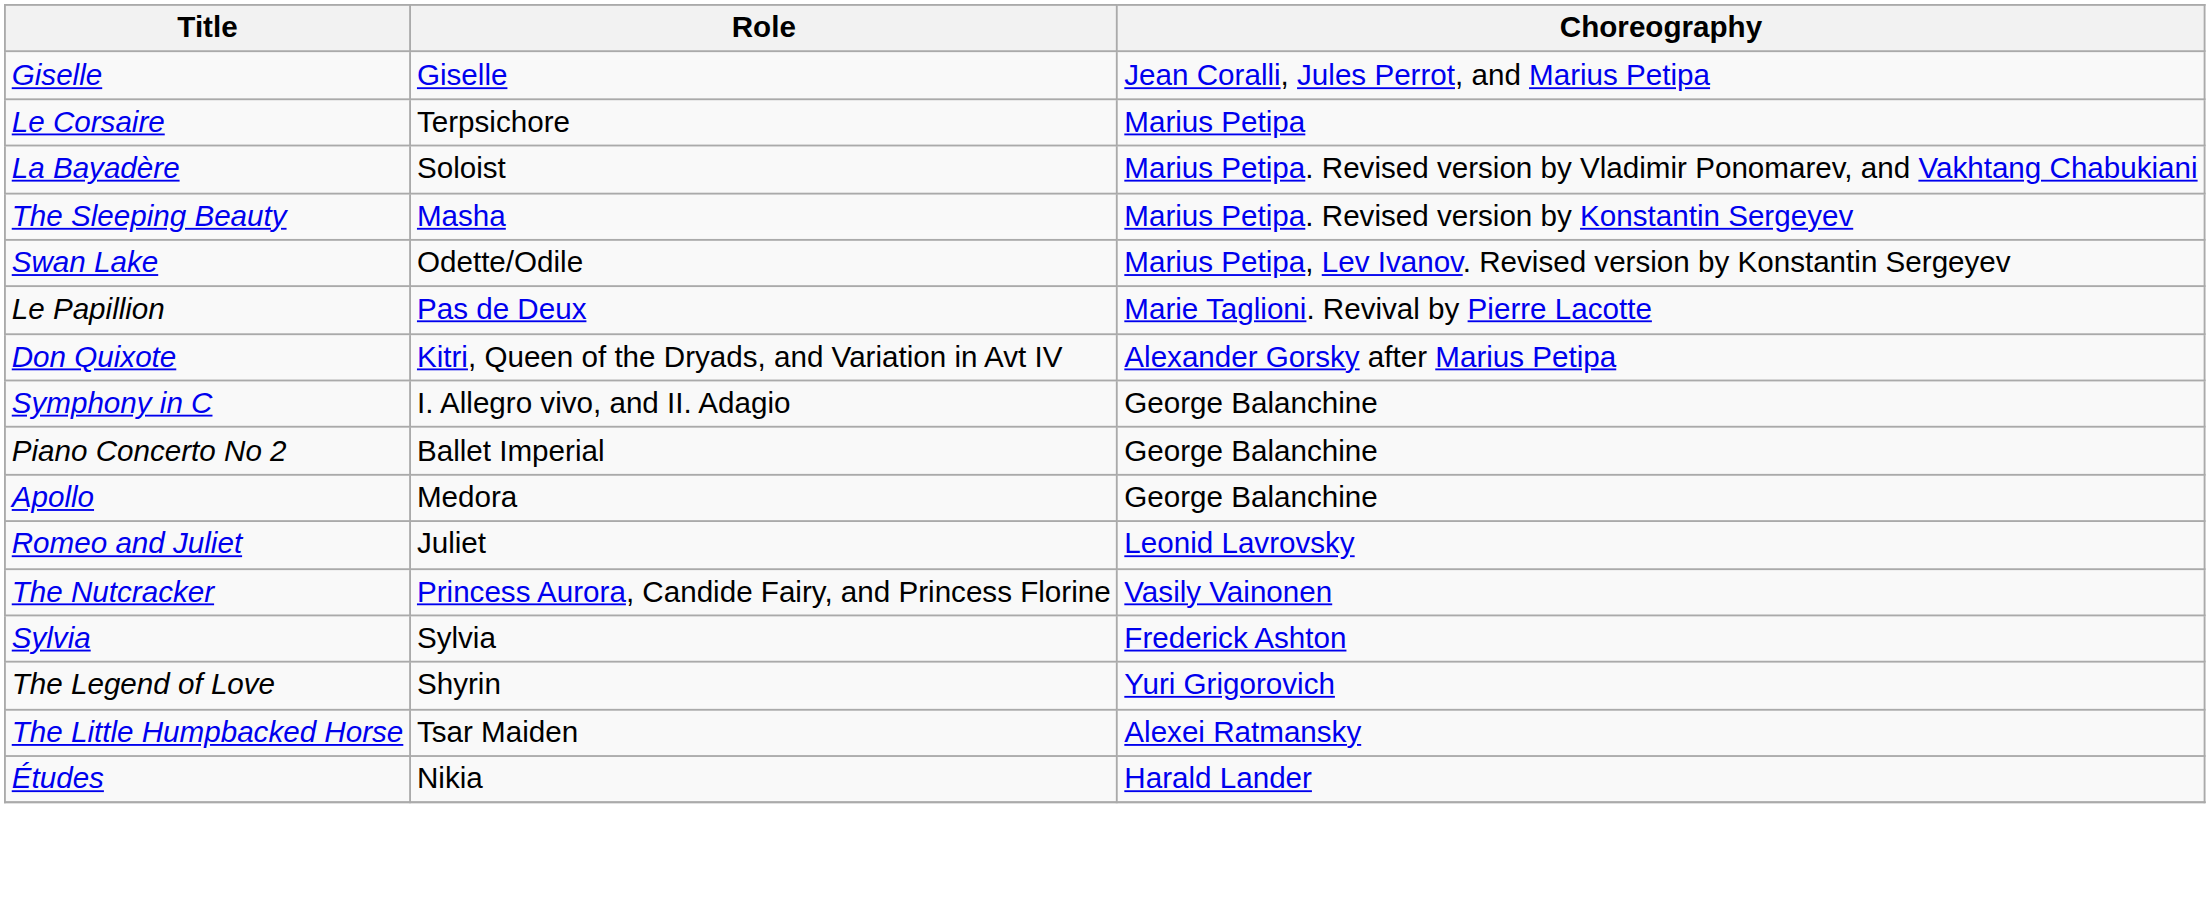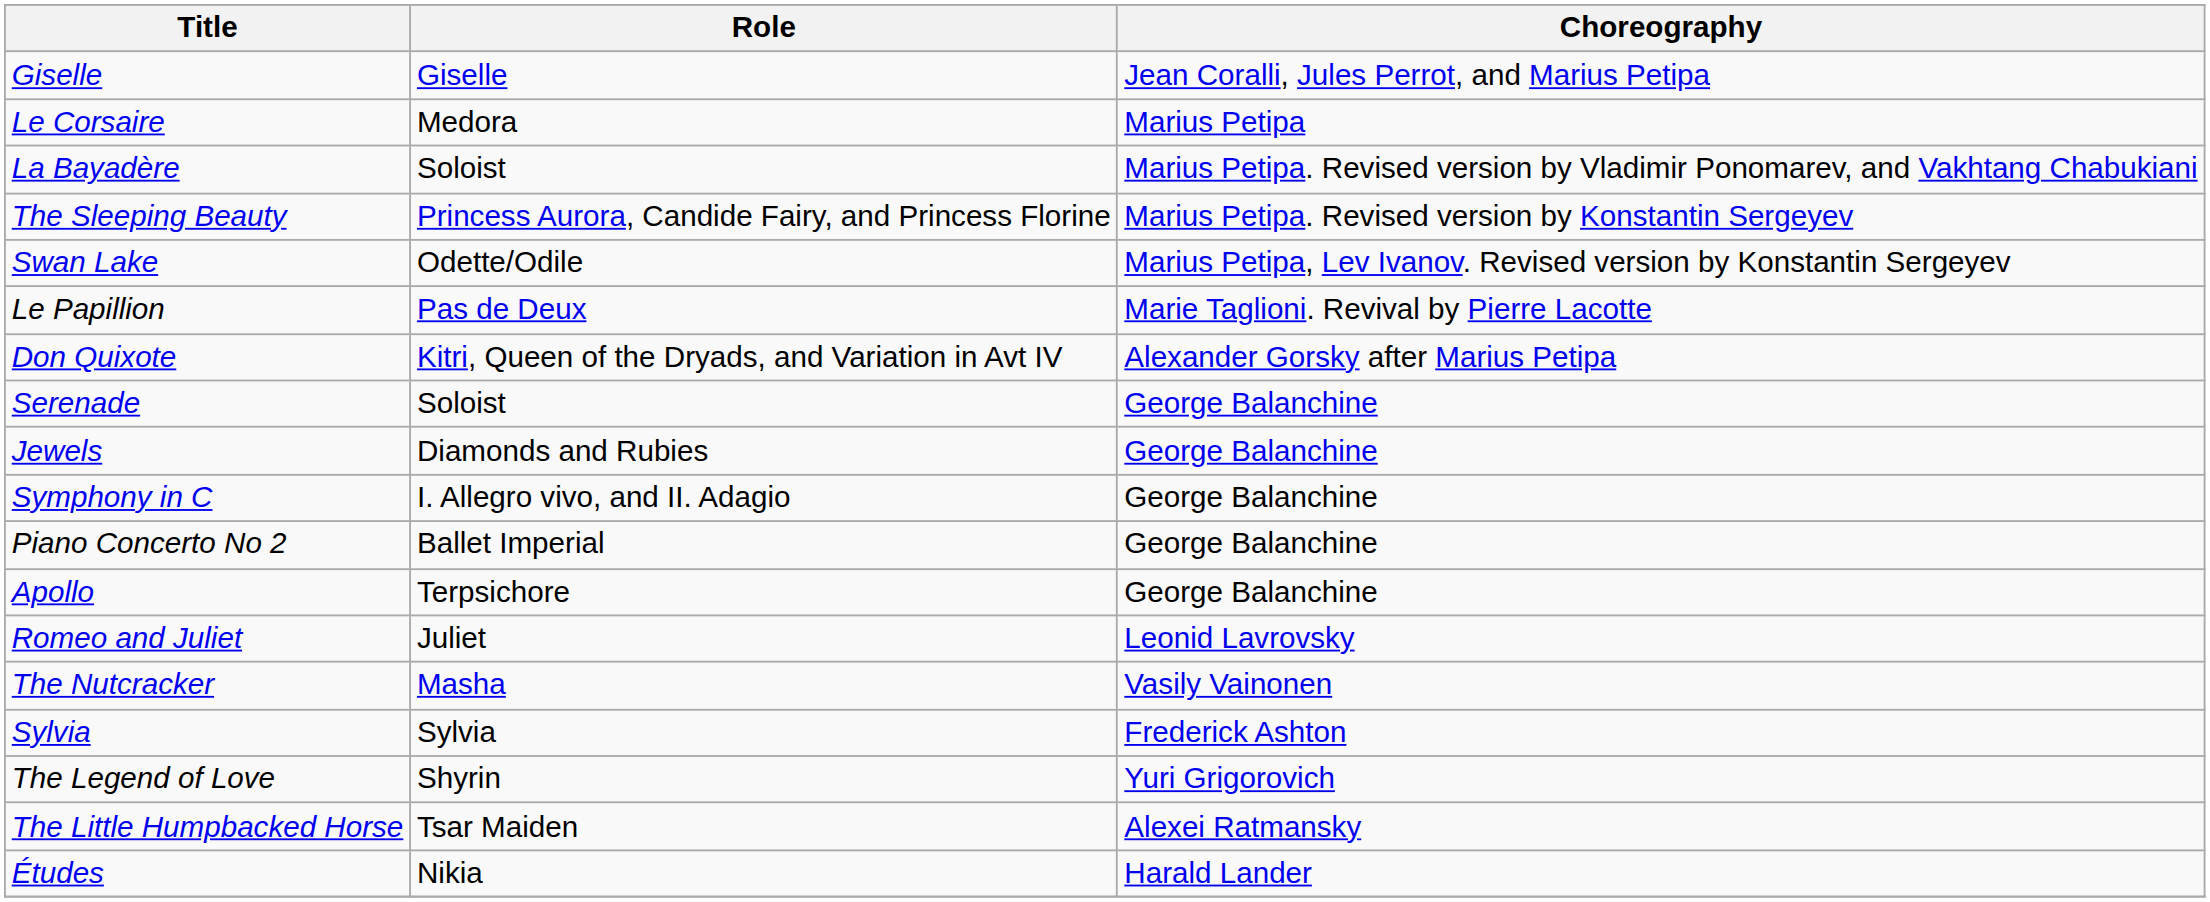(493, 121) Terpsichore -> (467, 121) Medora
(461, 215) Masha -> (764, 215) Princess Aurora, Candide Fairy, and Princess Florine
+ row: (76, 403)
+ row: (57, 450)
(467, 497) Medora -> (493, 591) Terpsichore
(764, 591) Princess Aurora, Candide Fairy, and Princess Florine -> (461, 685) Masha
